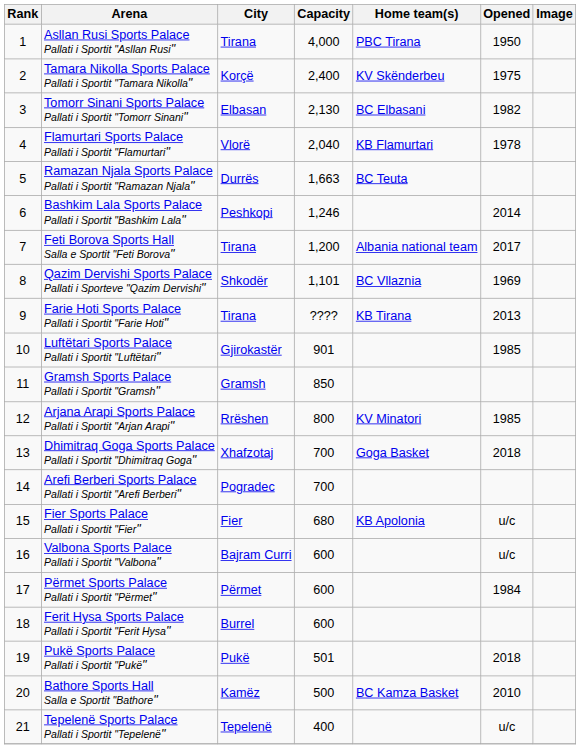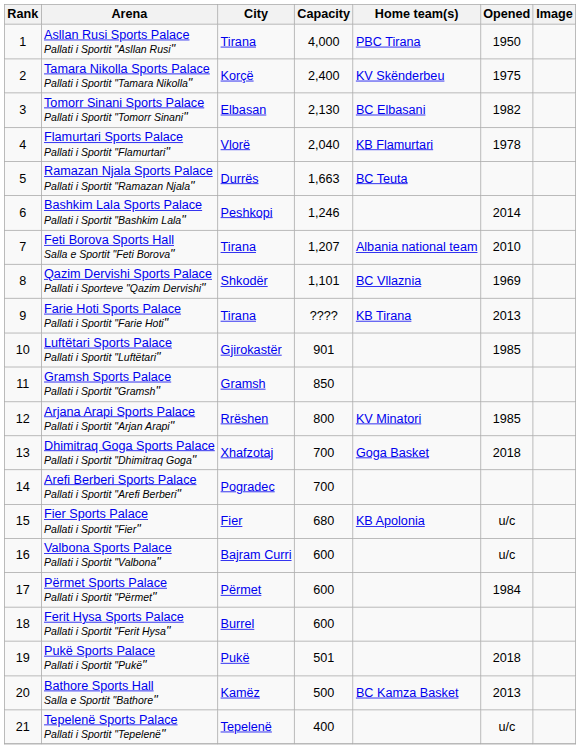(324, 247) 1,200 -> (324, 247) 1,207
(507, 247) 2017 -> (507, 247) 2010
(507, 692) 2010 -> (507, 692) 2013
